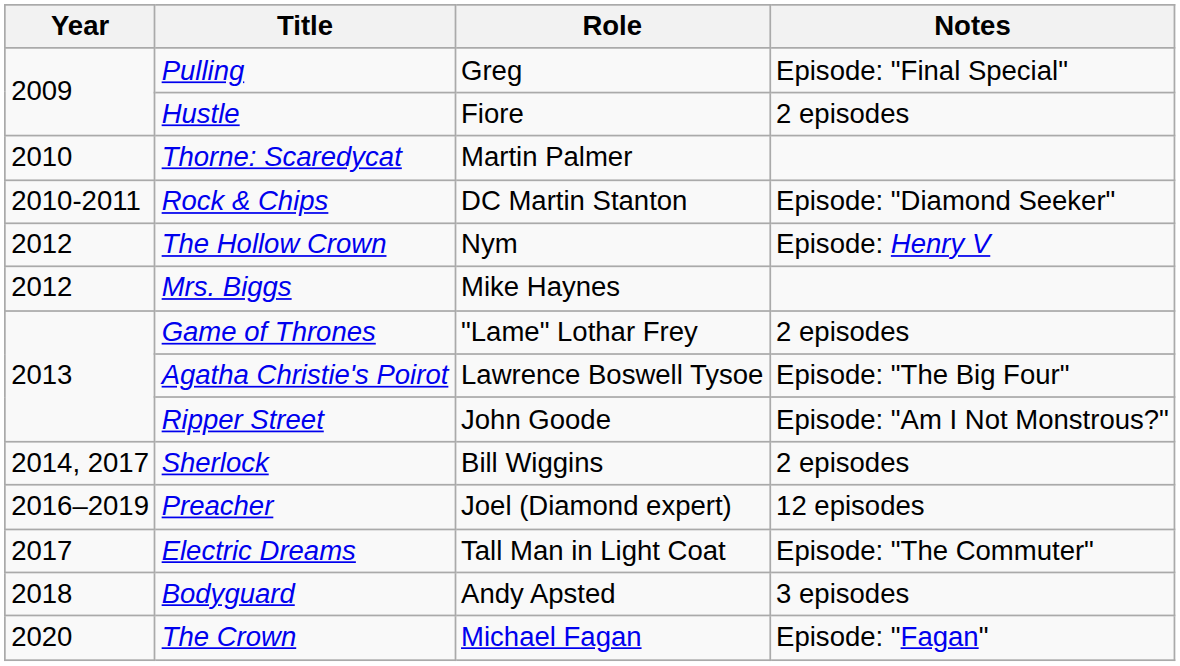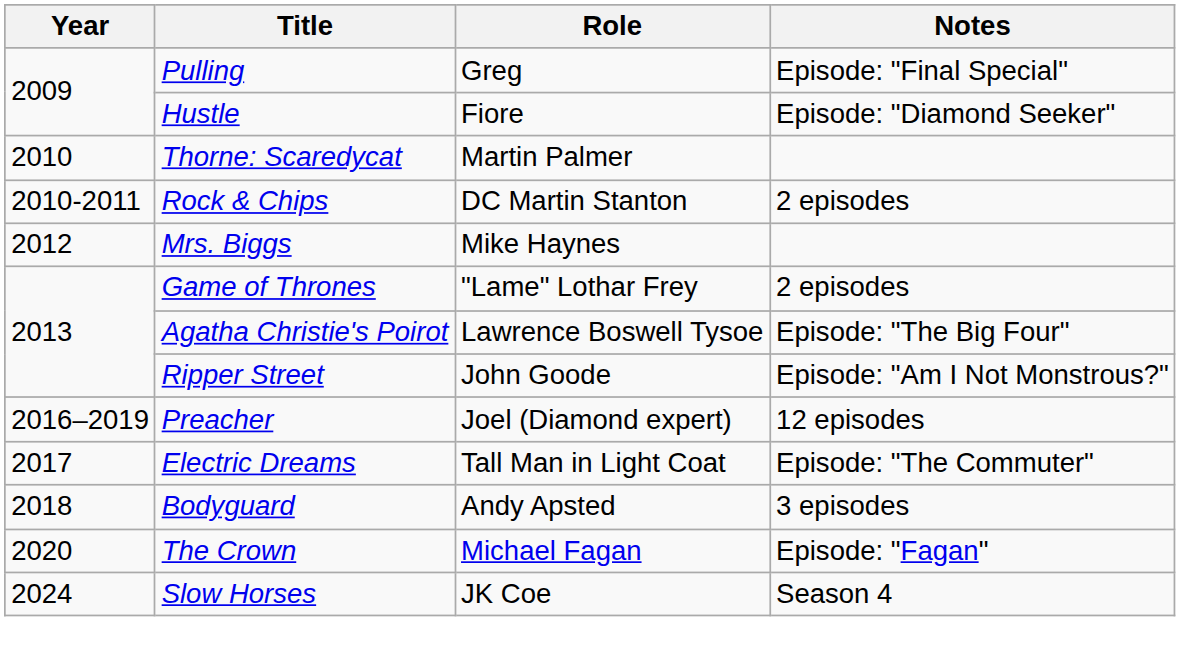(843, 113) 2 episodes -> (946, 113) Episode: "Diamond Seeker"
(946, 200) Episode: "Diamond Seeker" -> (843, 200) 2 episodes
- row: (274, 244)
- row: (215, 462)
+ row: (239, 593)
